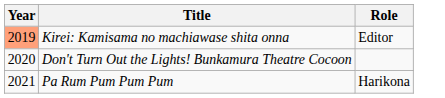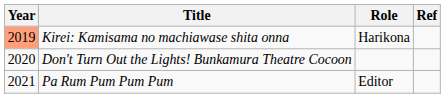+ column: (427, 15)
(376, 37) Editor -> (384, 37) Harikona
(384, 81) Harikona -> (376, 81) Editor
